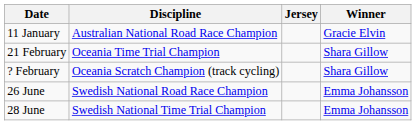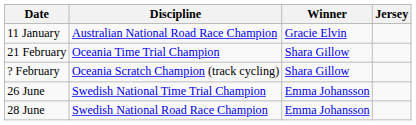columns swapped: (301, 14) <-> (366, 14)
(170, 91) Swedish National Road Race Champion -> (169, 91) Swedish National Time Trial Champion
(169, 110) Swedish National Time Trial Champion -> (170, 110) Swedish National Road Race Champion
